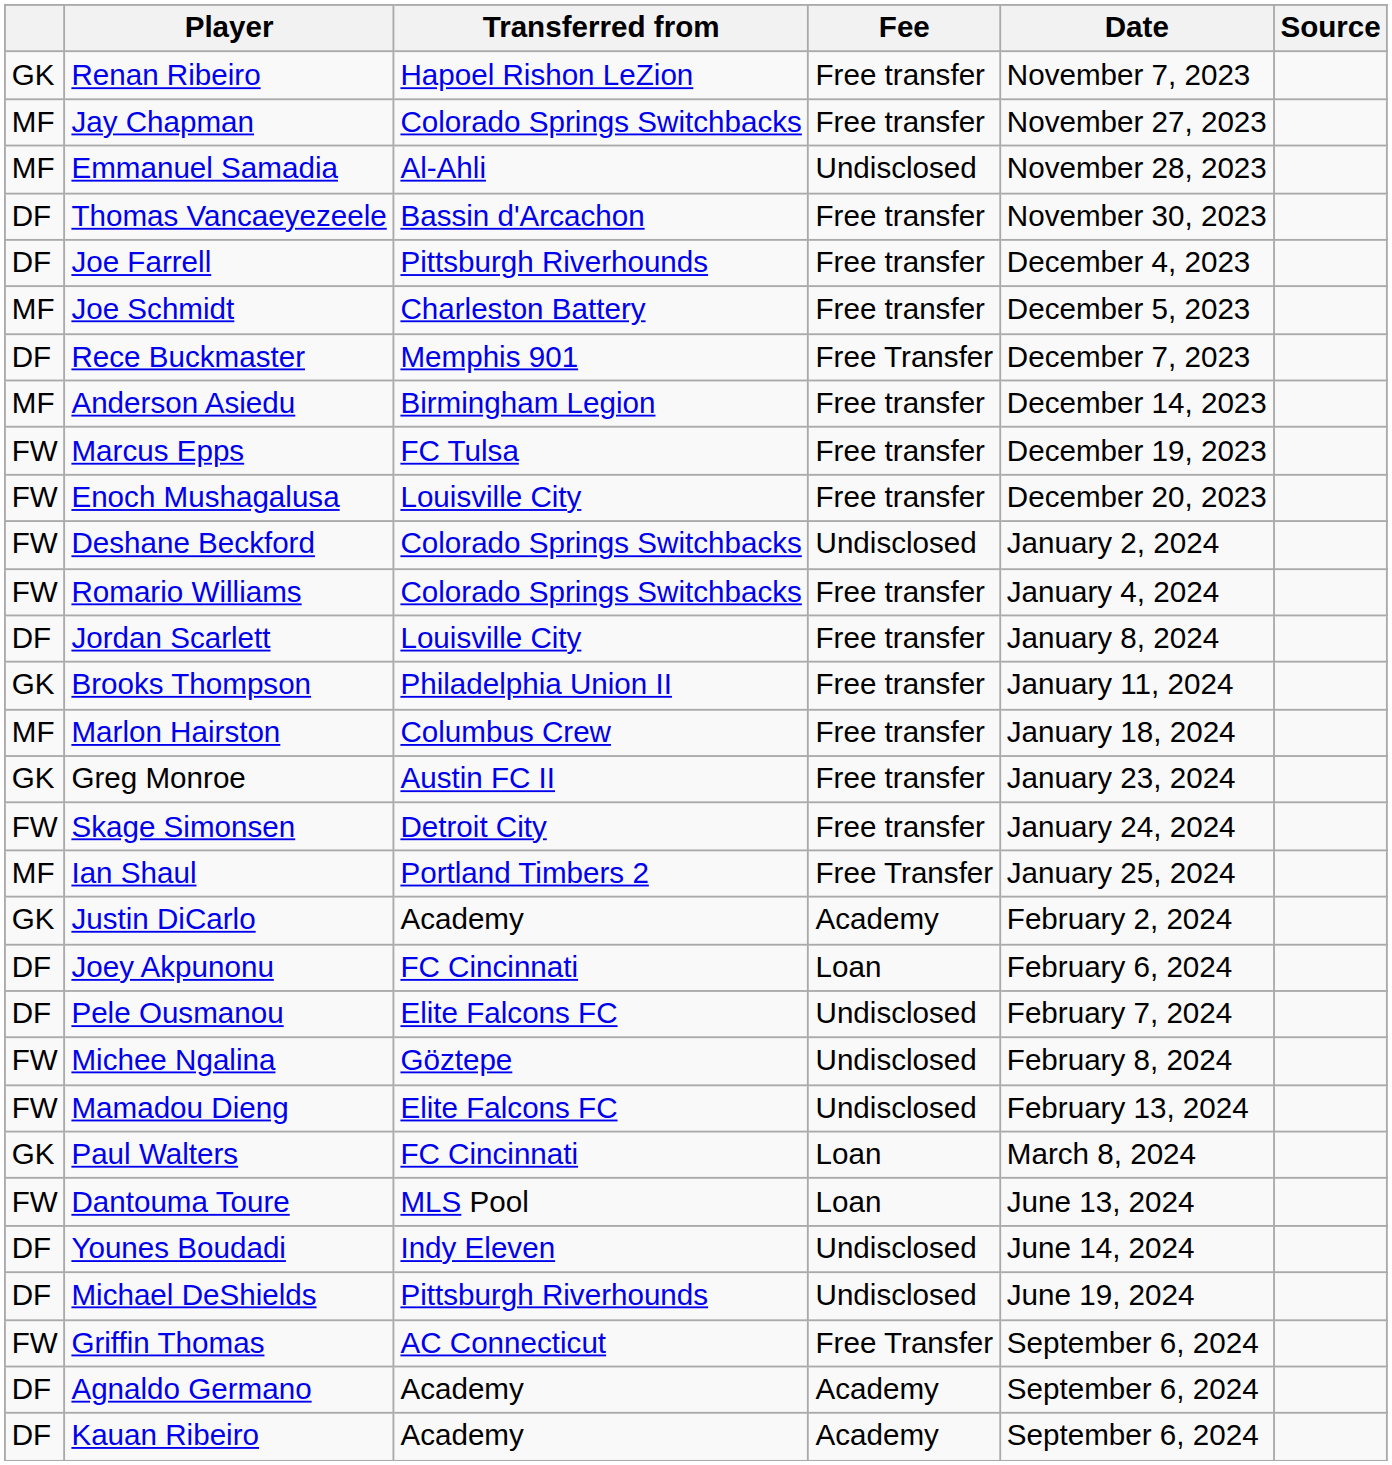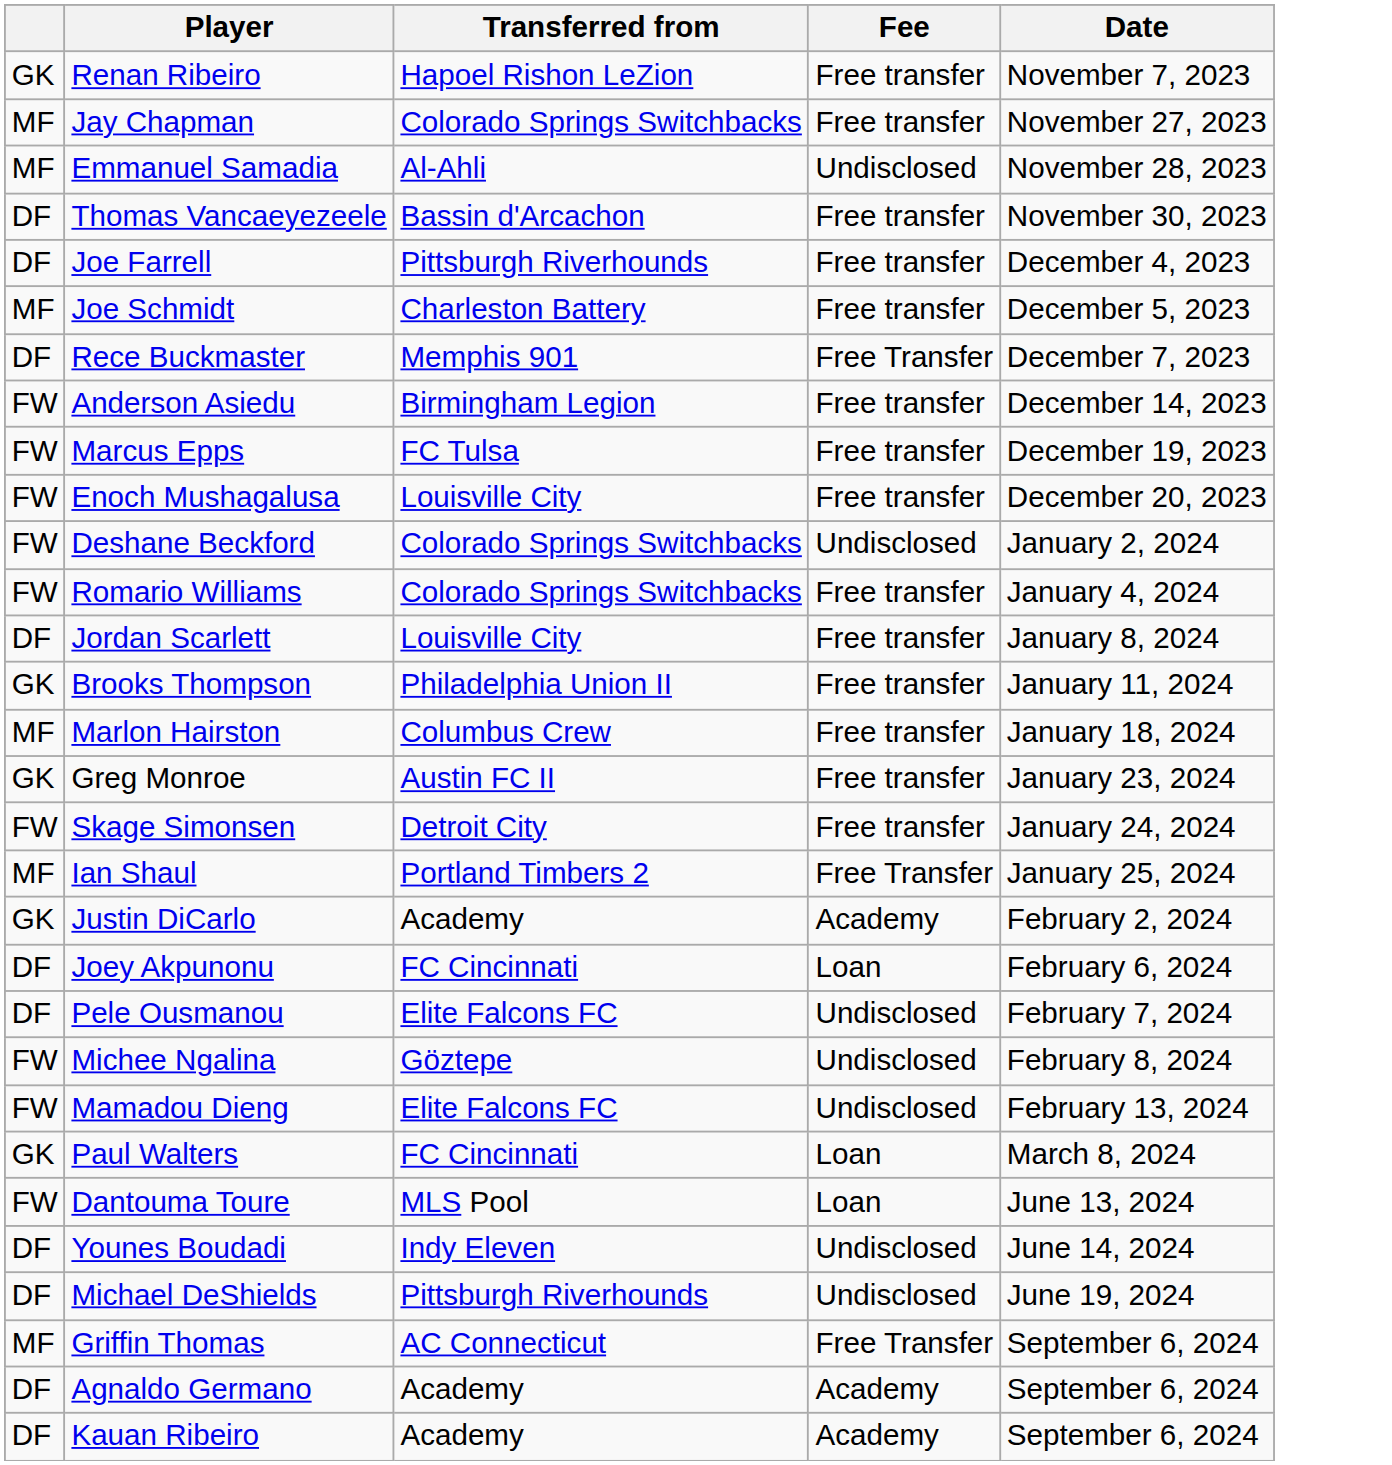- column: (1331, 27)
(33, 403) MF -> (35, 403) FW
(35, 1342) FW -> (33, 1342) MF
